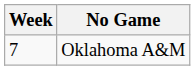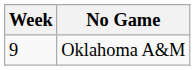(13, 50) 7 -> (13, 50) 9
